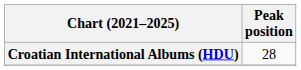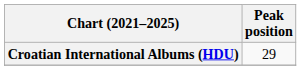(269, 53) 28 -> (269, 53) 29
